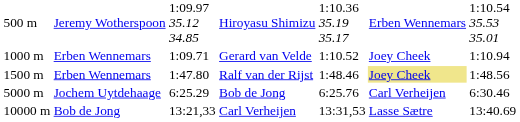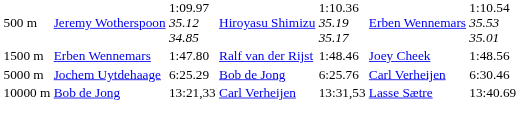- row: (265, 56)
(400, 74) khaki background -> (400, 56) no background
